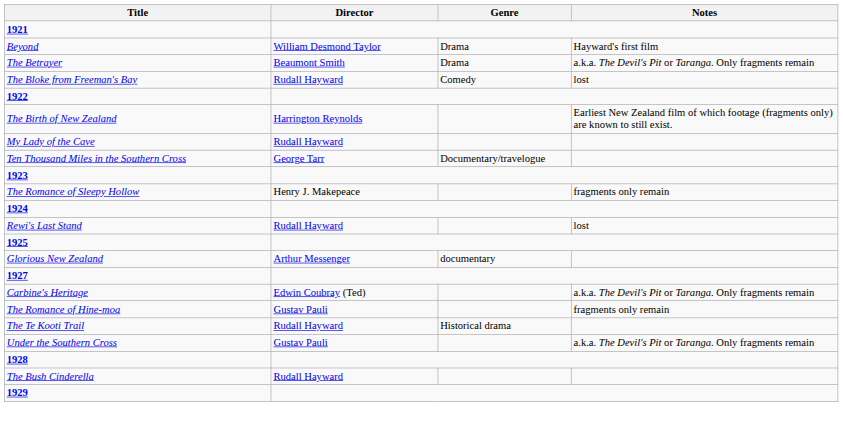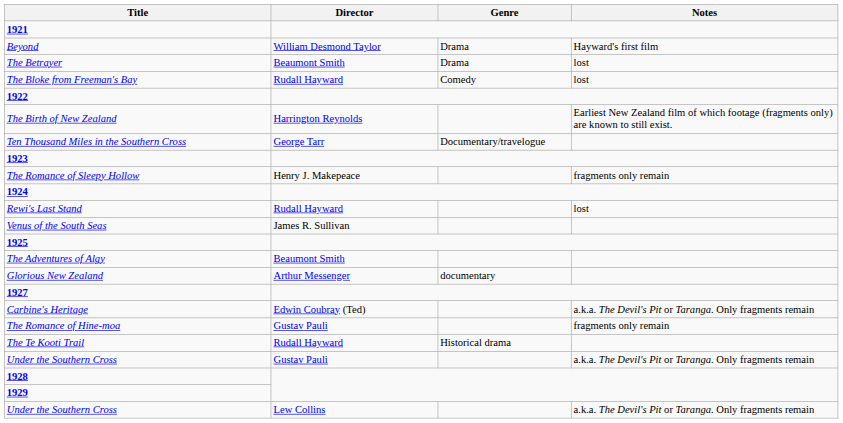(694, 63) a.k.a. The Devil's Pit or Taranga. Only fragments remain -> (581, 63) lost
- row: (51, 141)
+ row: (57, 225)
+ row: (56, 259)
- row: (50, 376)
+ row: (62, 409)
